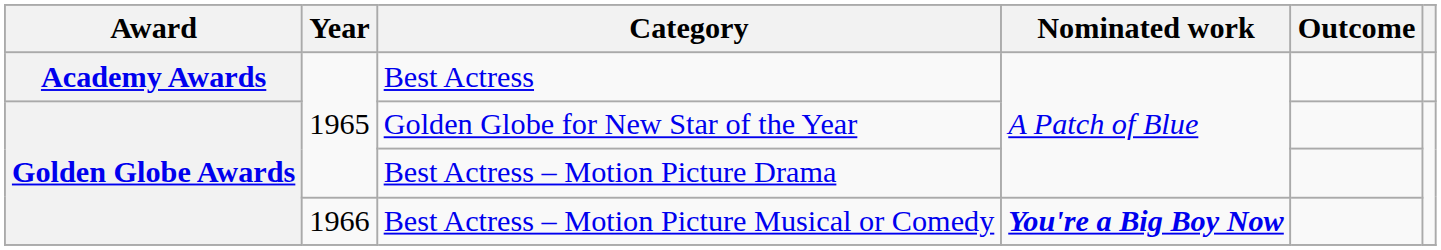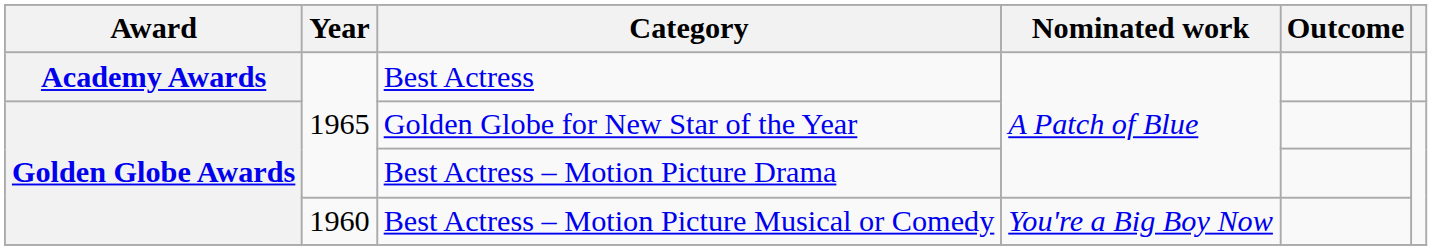(340, 220) 1966 -> (340, 220) 1960
(1146, 220) bold -> (1141, 220) normal
